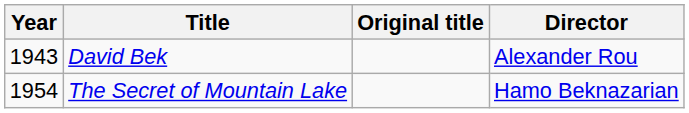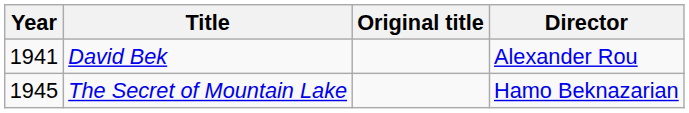(34, 57) 1943 -> (34, 57) 1941
(34, 91) 1954 -> (34, 91) 1945
